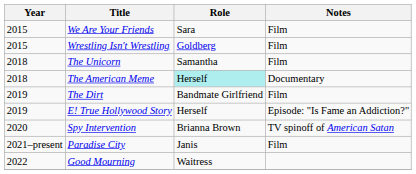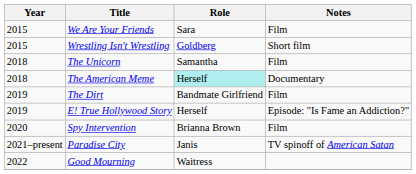(278, 45) Film -> (289, 45) Short film
(331, 128) TV spinoff of American Satan -> (278, 128) Film
(278, 144) Film -> (331, 144) TV spinoff of American Satan
